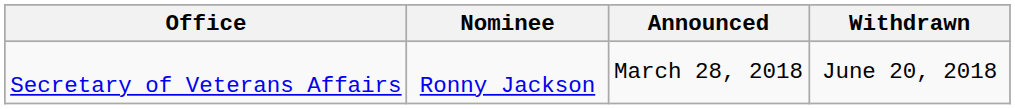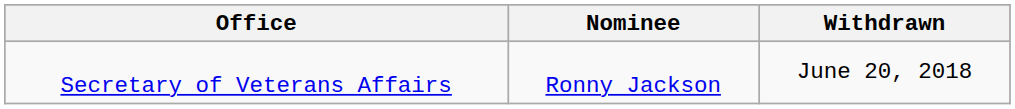- column: (709, 23)
